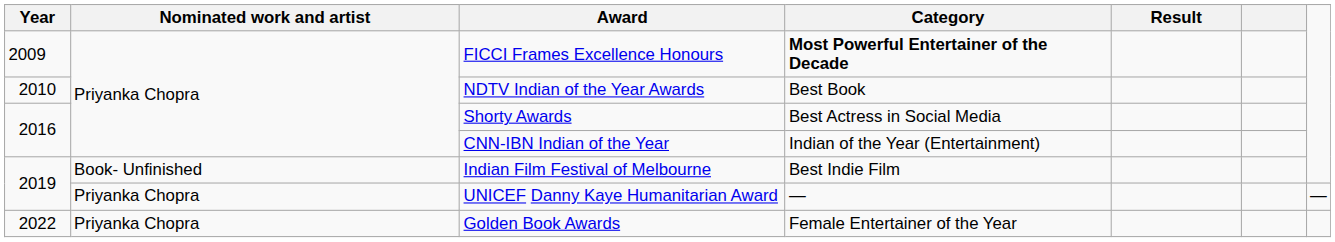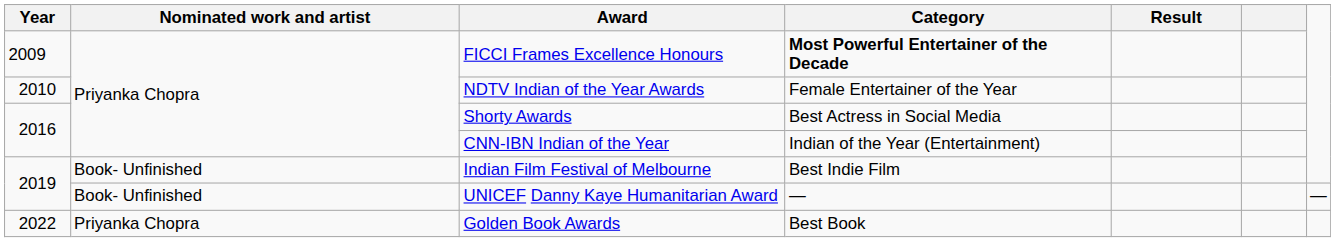(827, 90) Best Book -> (903, 90) Female Entertainer of the Year
(137, 196) Priyanka Chopra -> (138, 196) Book- Unfinished
(903, 223) Female Entertainer of the Year -> (827, 223) Best Book
